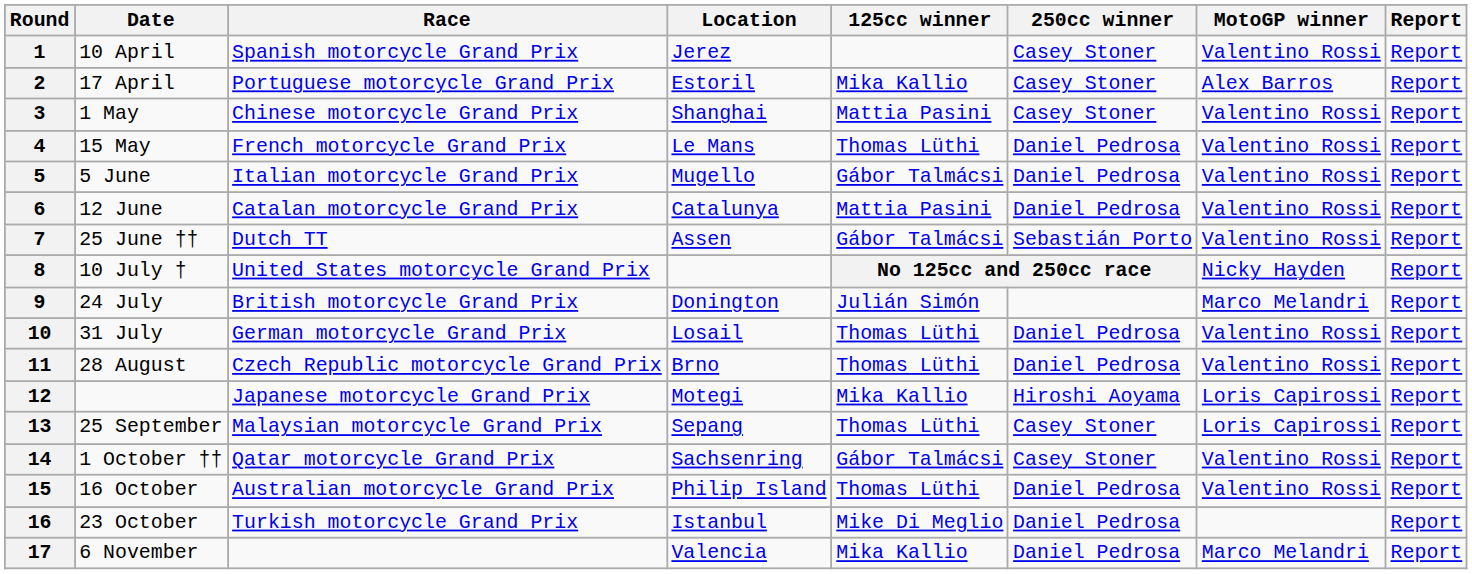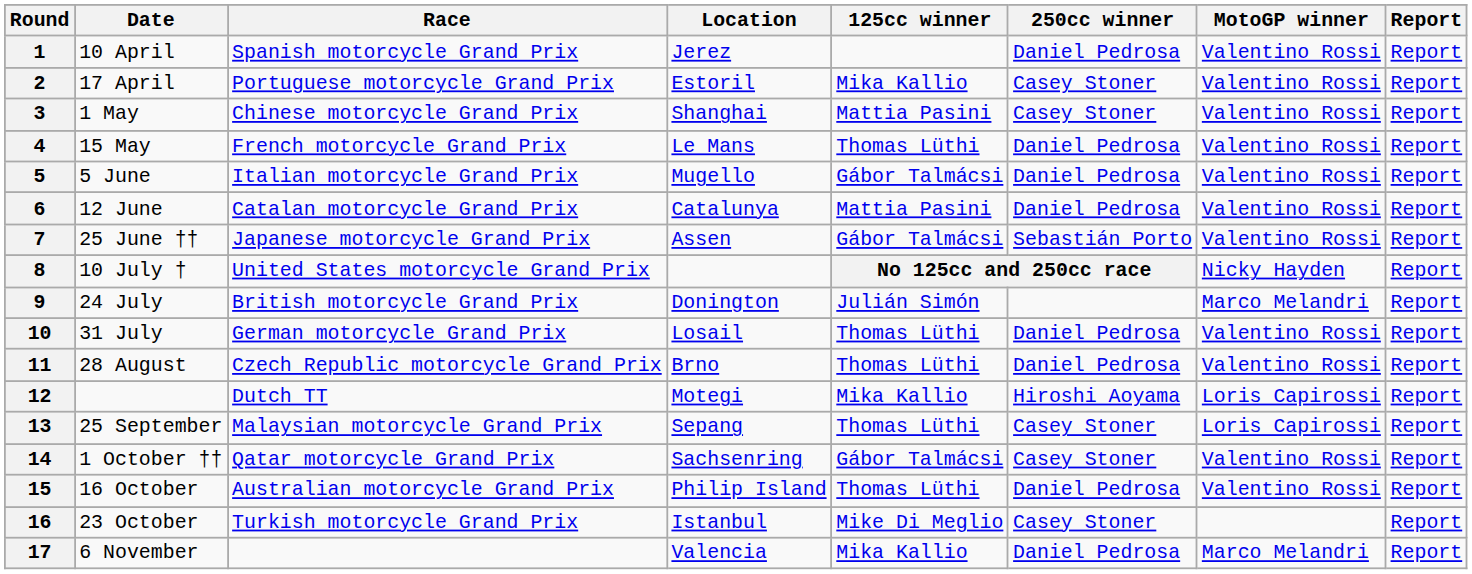(1085, 52) Casey Stoner -> (1097, 52) Daniel Pedrosa
(1267, 83) Alex Barros -> (1291, 83) Valentino Rossi
(280, 240) Dutch TT -> (411, 240) Japanese motorcycle Grand Prix
(411, 397) Japanese motorcycle Grand Prix -> (280, 397) Dutch TT
(1097, 522) Daniel Pedrosa -> (1085, 522) Casey Stoner
